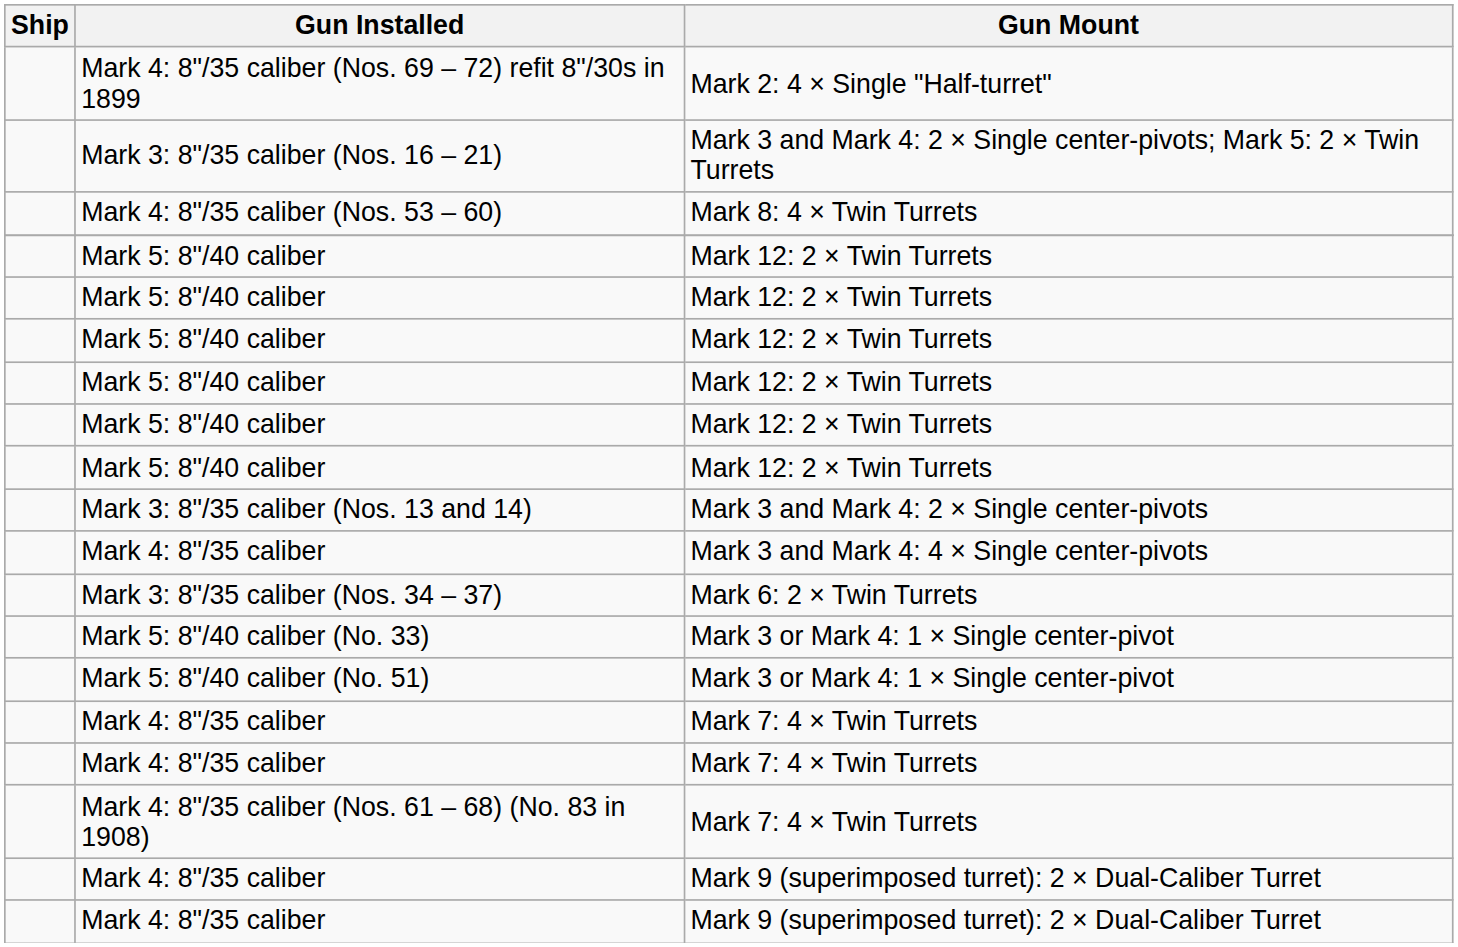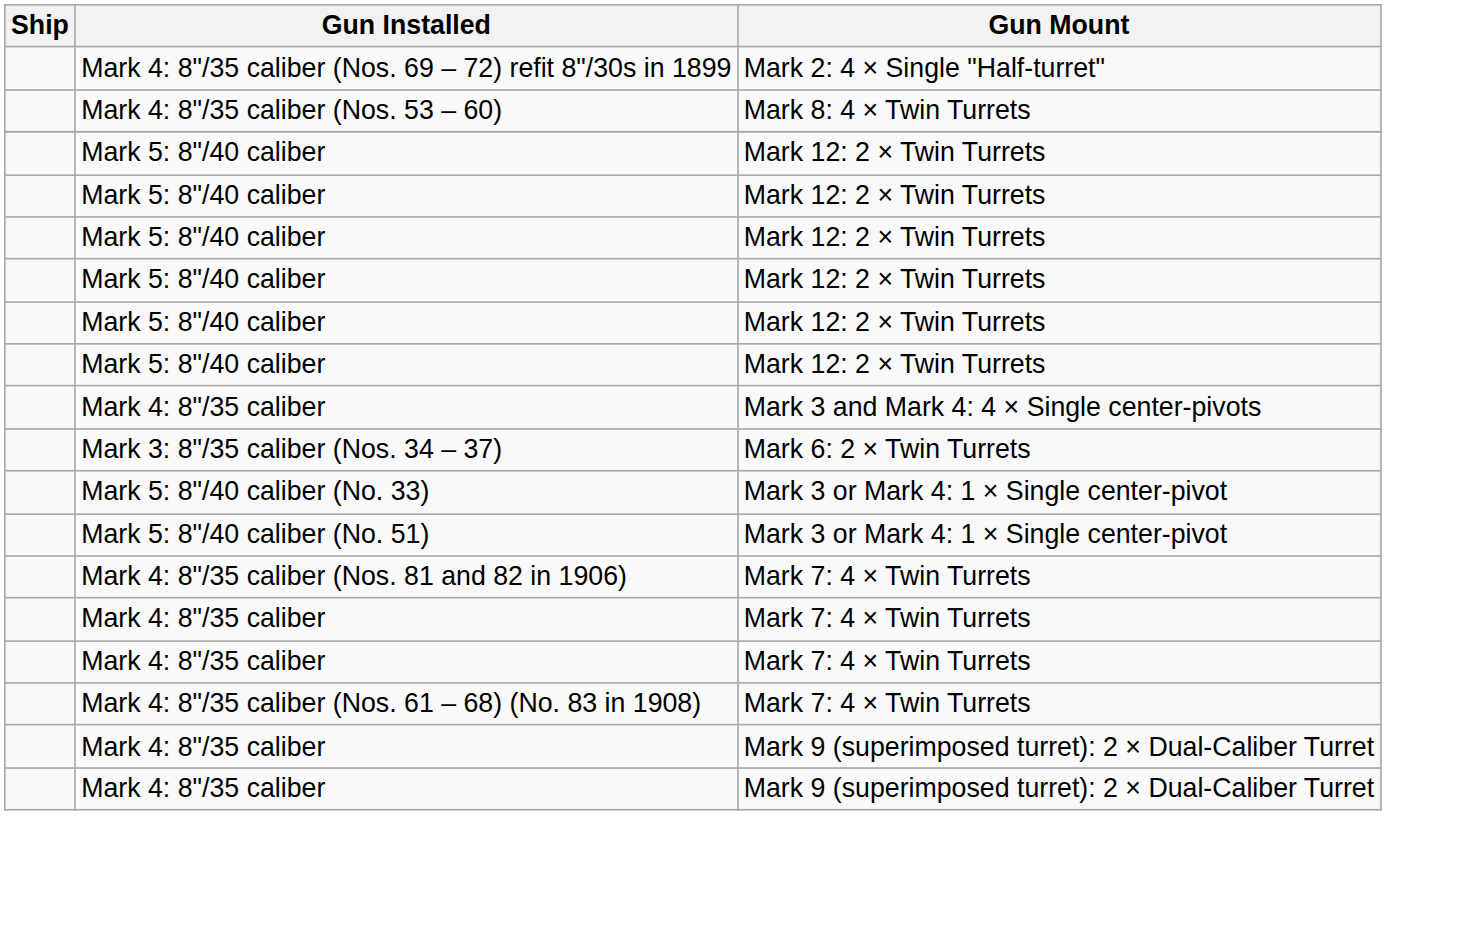- row: (292, 155)
- row: (307, 509)
+ row: (354, 576)
